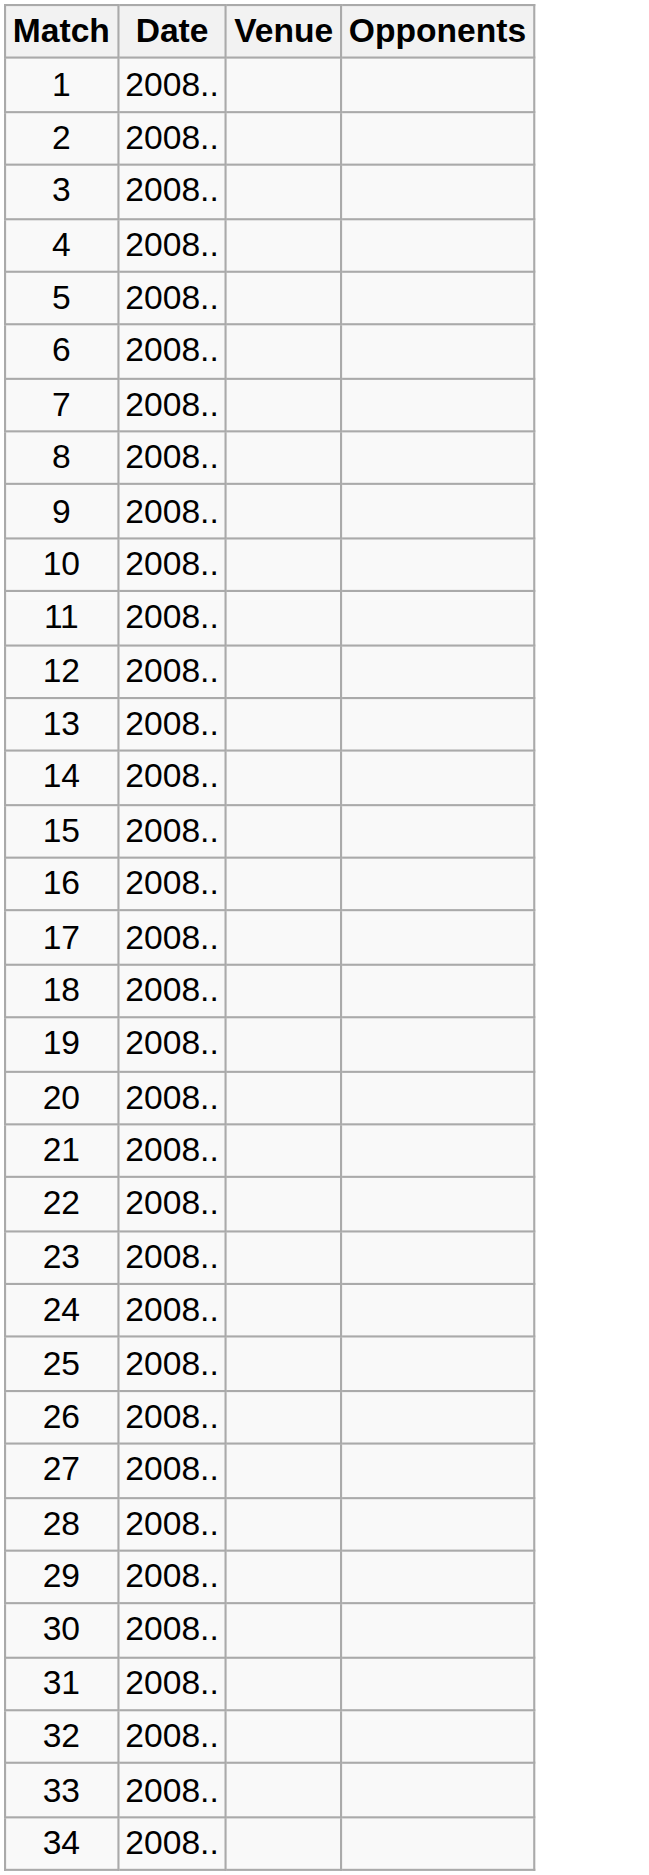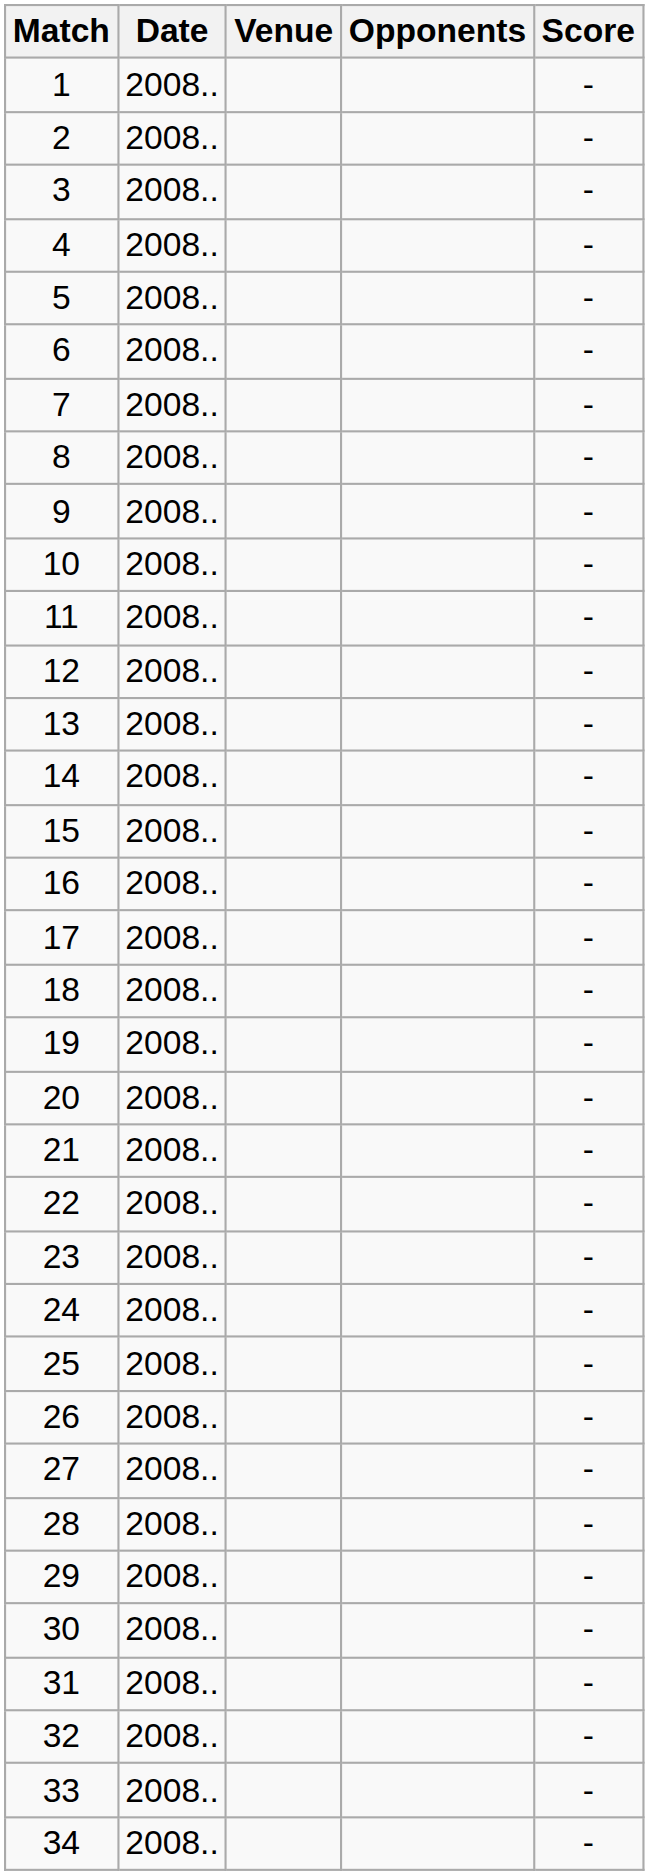+ column: (588, 31)
